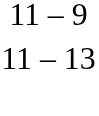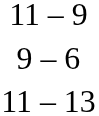+ row: (48, 58)
